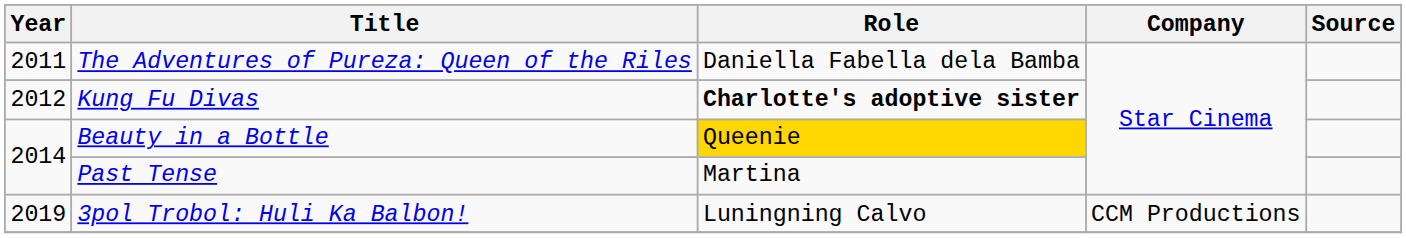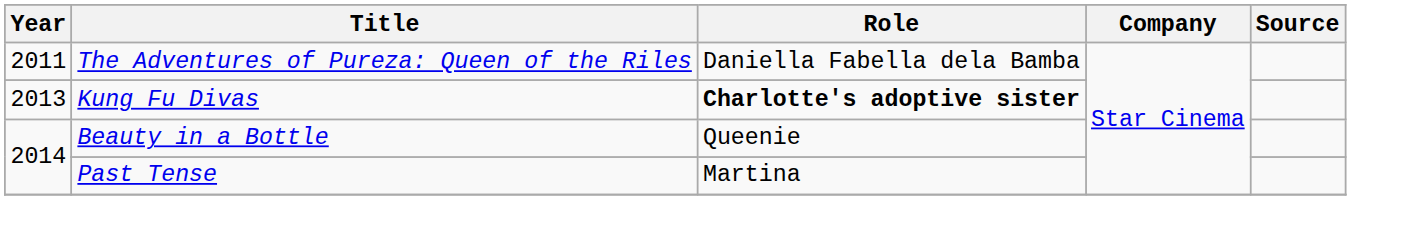(38, 100) 2012 -> (38, 100) 2013
(752, 138) gold background -> (752, 138) no background
- row: (273, 213)
